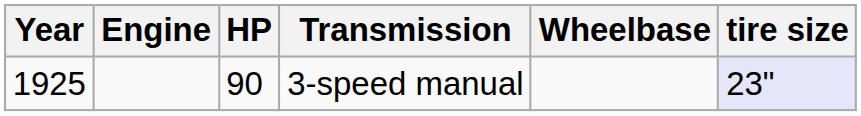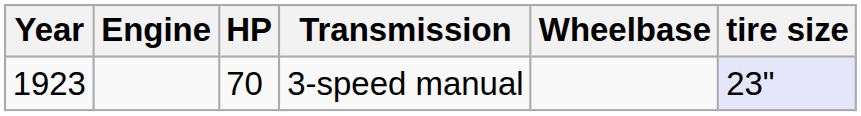(49, 82) 1925 -> (49, 82) 1923
(245, 82) 90 -> (245, 82) 70
